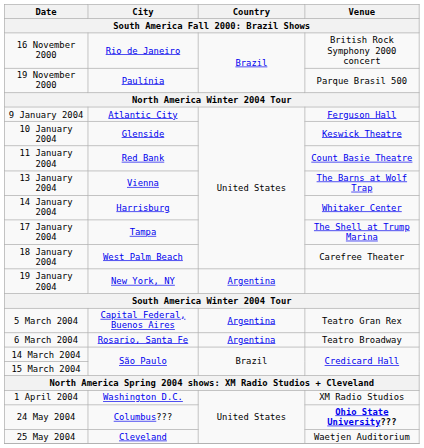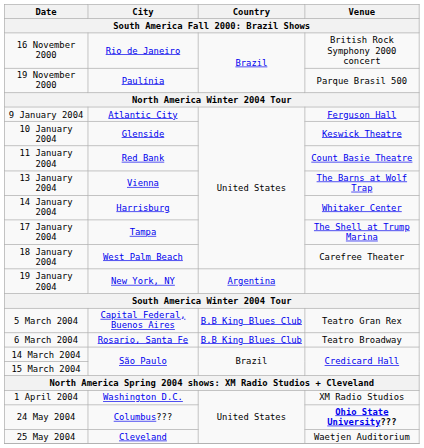(251, 320) Argentina -> (251, 320) B.B King Blues Club
(251, 340) Argentina -> (251, 340) B.B King Blues Club
